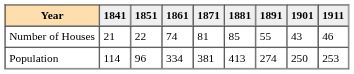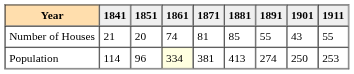(140, 36) 22 -> (140, 36) 20
(328, 36) 46 -> (328, 36) 55
(175, 58) no background -> (175, 58) lightyellow background
